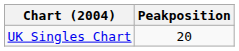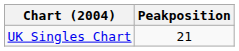(184, 36) 20 -> (184, 36) 21
